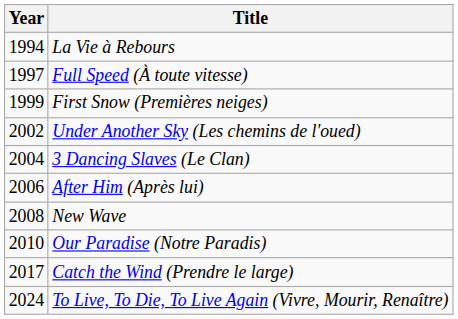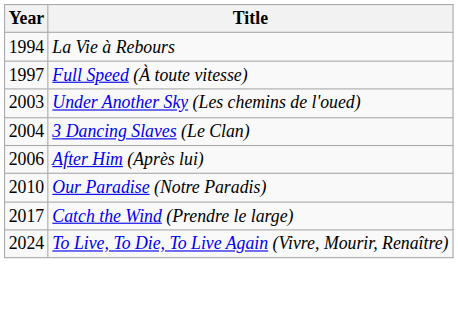- row: (160, 103)
(26, 131) 2002 -> (26, 103) 2003
- row: (89, 215)
